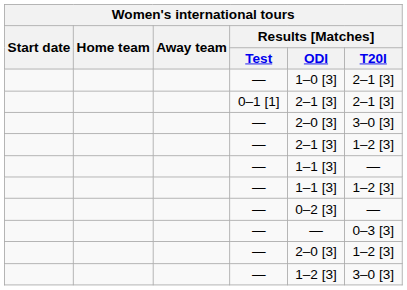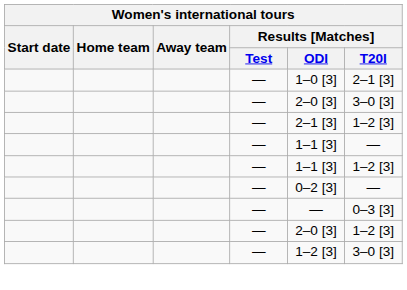- row: (39, 101)
